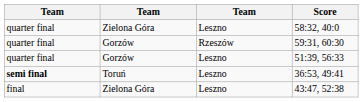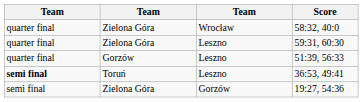(213, 27) Leszno -> (216, 27) Wrocław
(118, 43) Gorzów -> (128, 43) Zielona Góra
(216, 43) Rzeszów -> (213, 43) Leszno
+ row: (319, 89)
- row: (319, 89)
